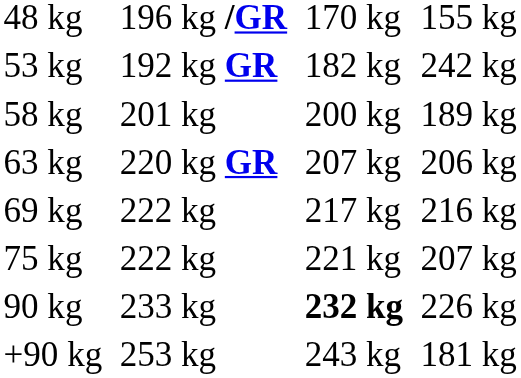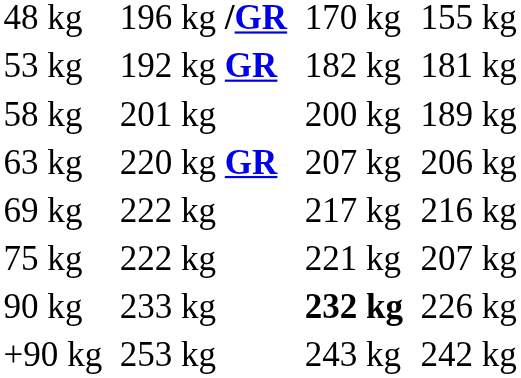(469, 65) 242 kg -> (469, 65) 181 kg
(469, 354) 181 kg -> (469, 354) 242 kg
